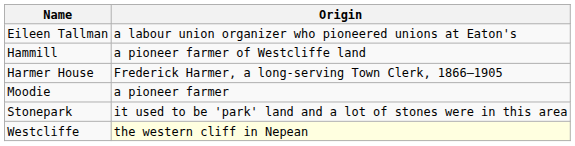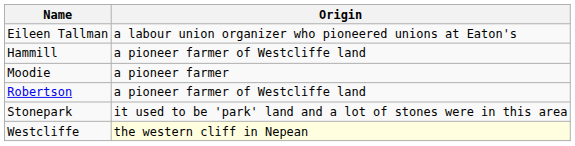- row: (51, 73)
+ row: (40, 92)
